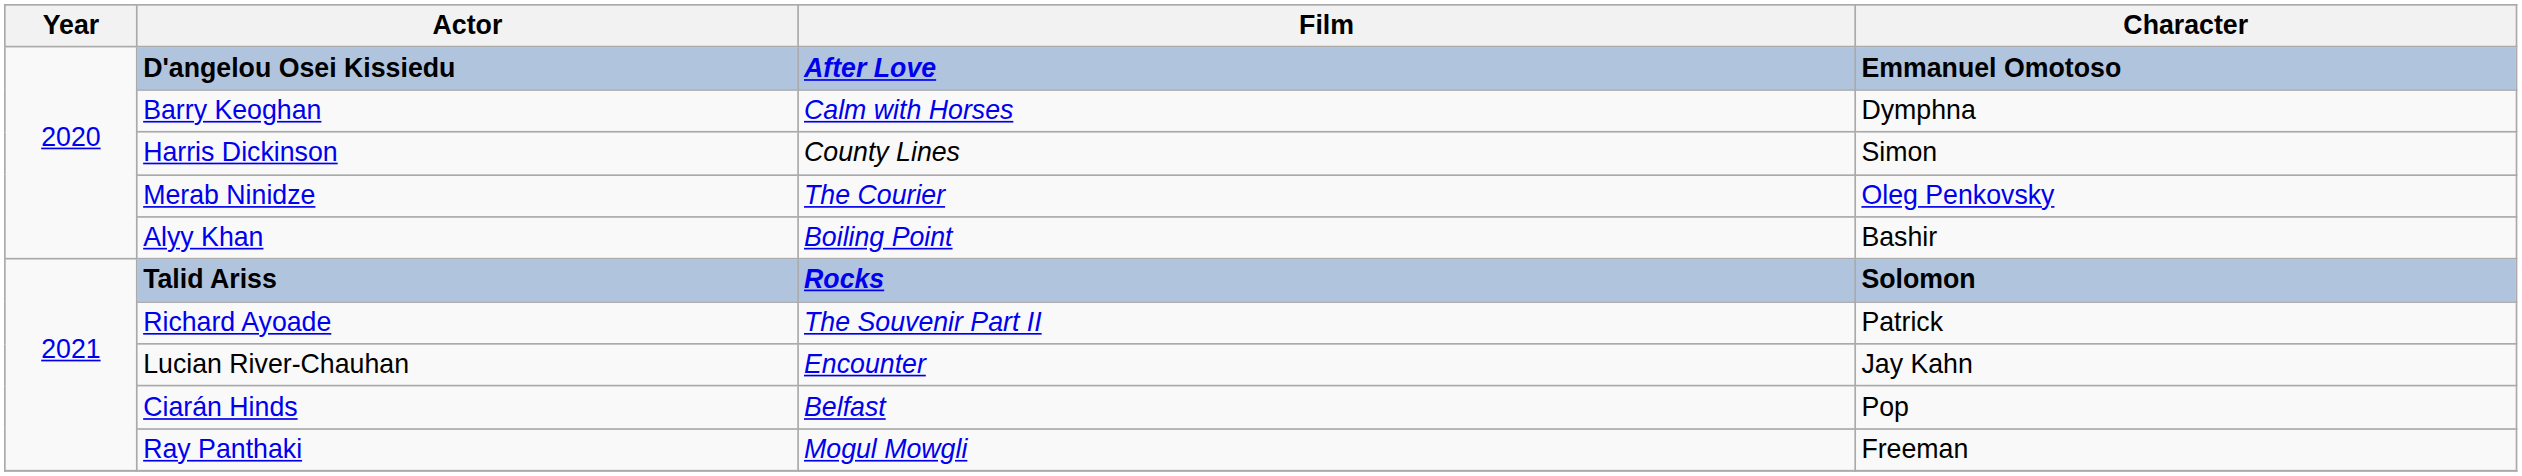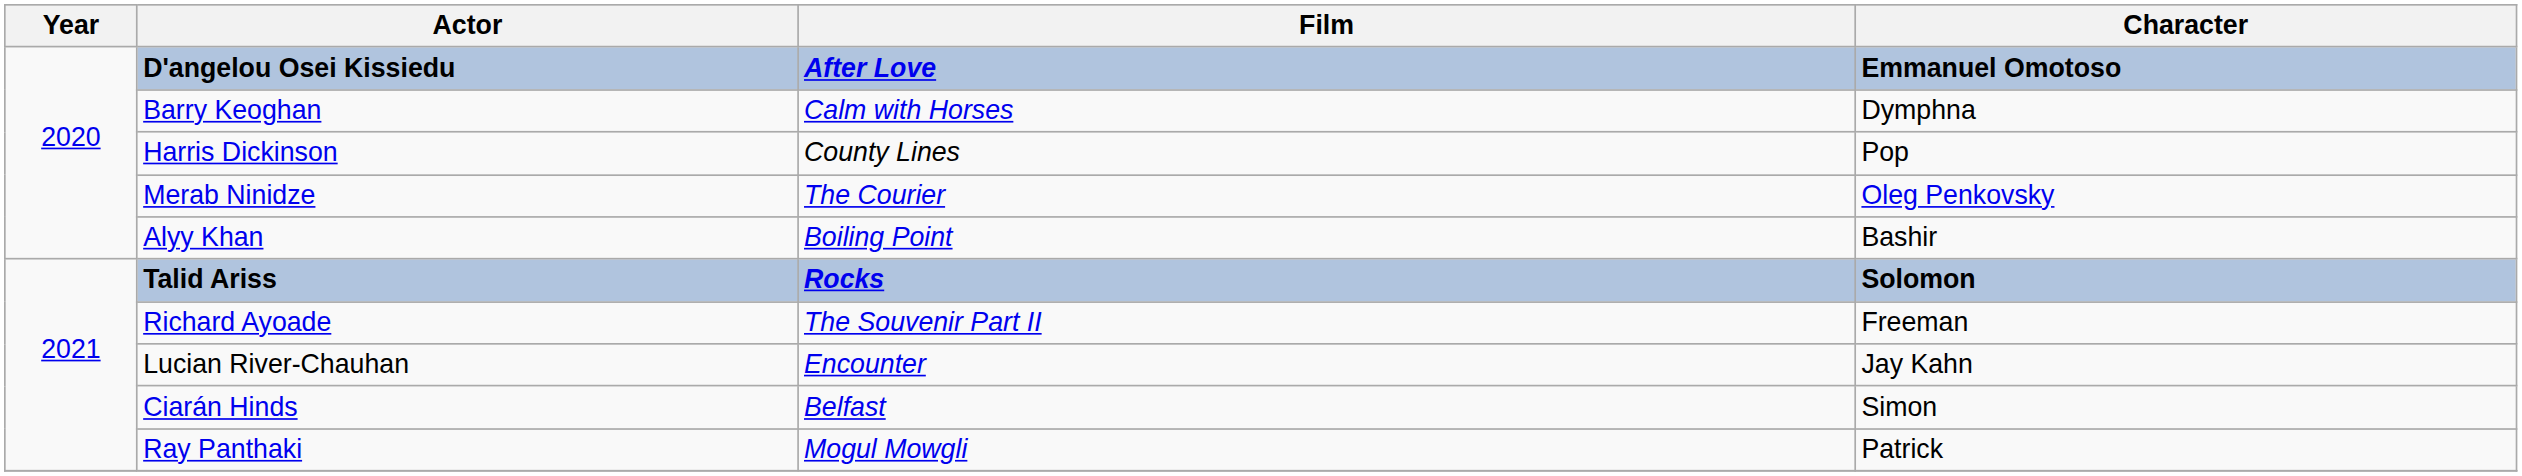(1899, 152) Simon -> (1885, 152) Pop
(1902, 322) Patrick -> (1915, 322) Freeman
(1885, 407) Pop -> (1899, 407) Simon
(1915, 449) Freeman -> (1902, 449) Patrick
